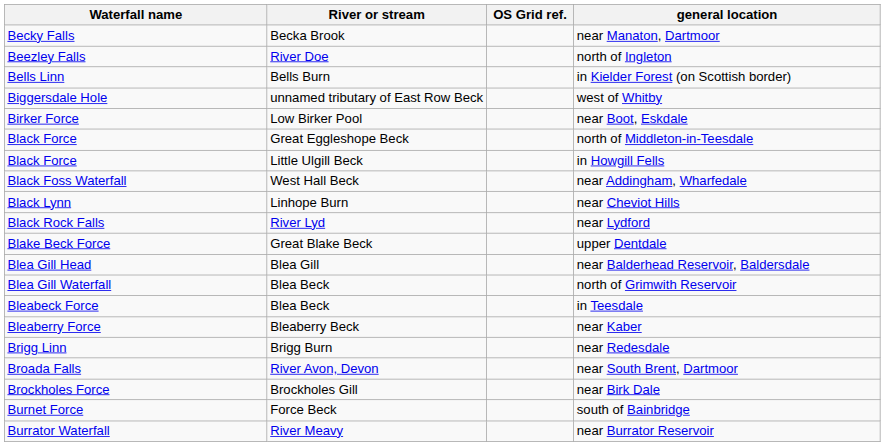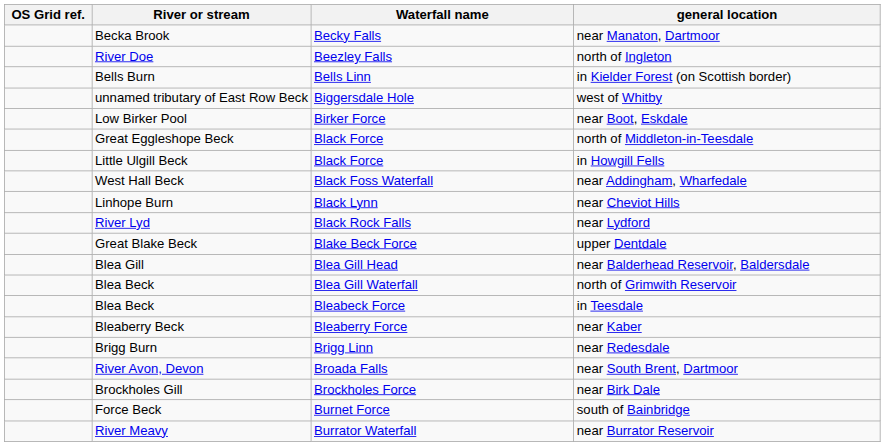columns swapped: (136, 14) <-> (530, 14)
